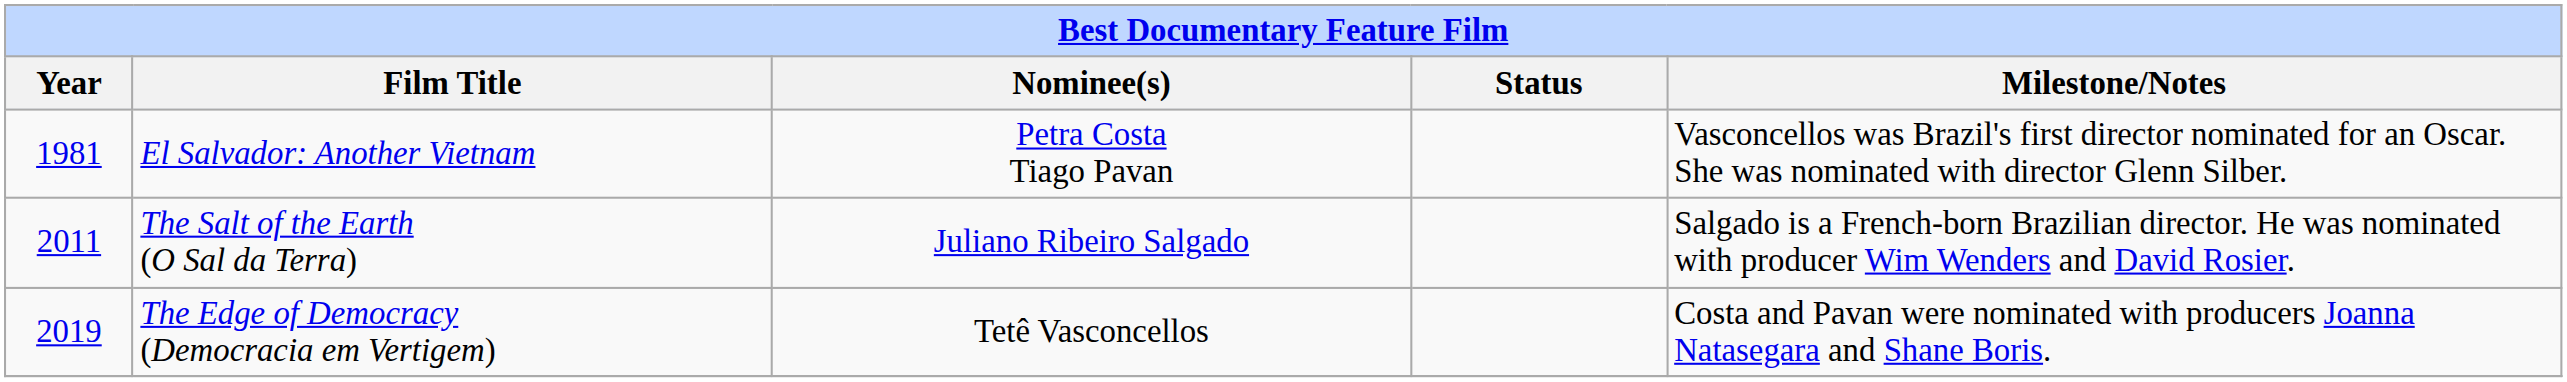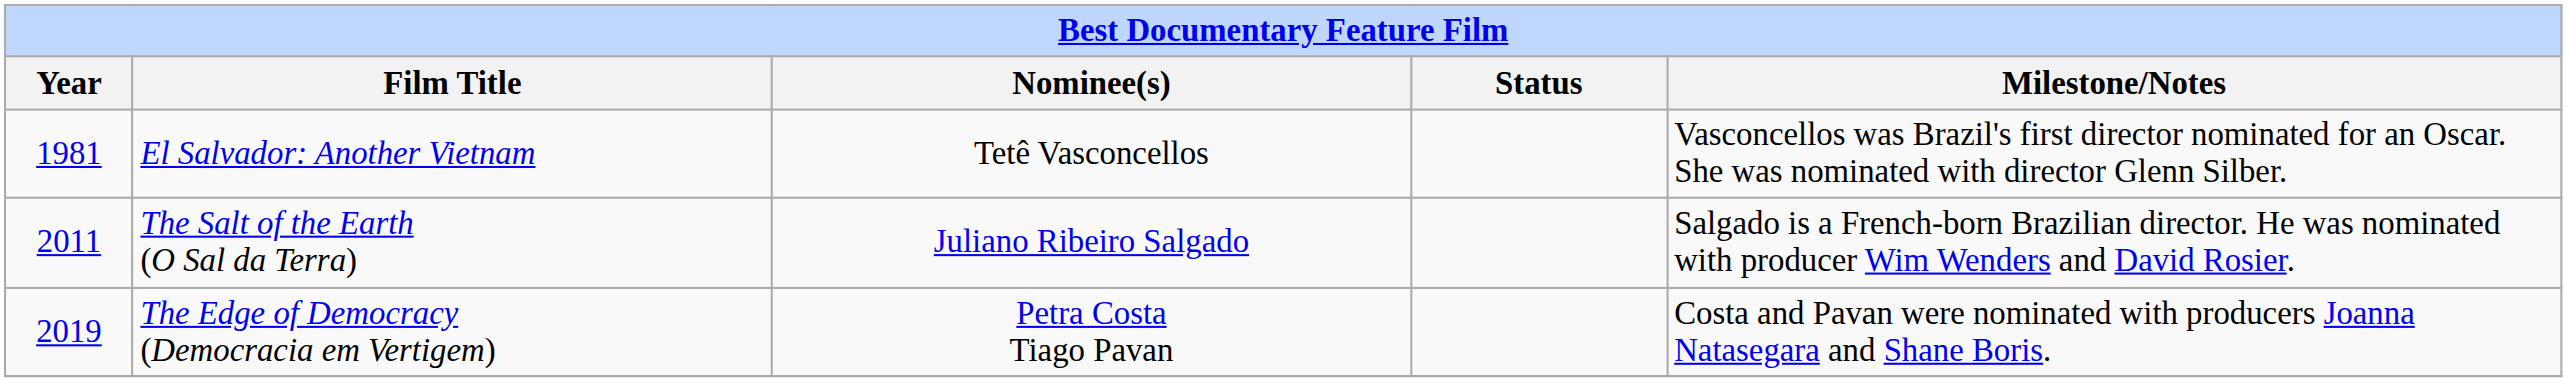(1091, 152) Petra Costa Tiago Pavan -> (1091, 152) Tetê Vasconcellos
(1091, 330) Tetê Vasconcellos -> (1091, 330) Petra Costa Tiago Pavan
